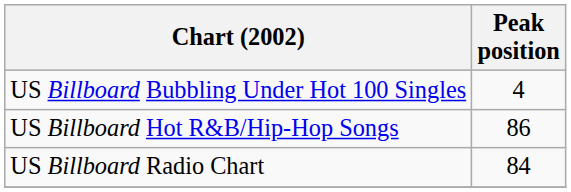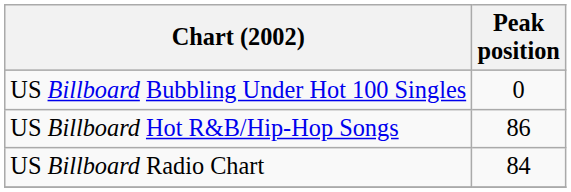(519, 89) 4 -> (519, 89) 0
